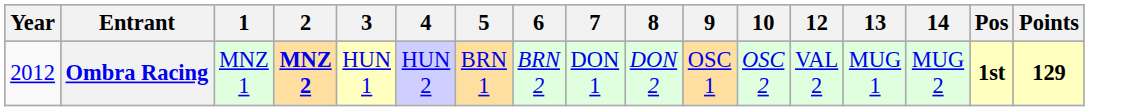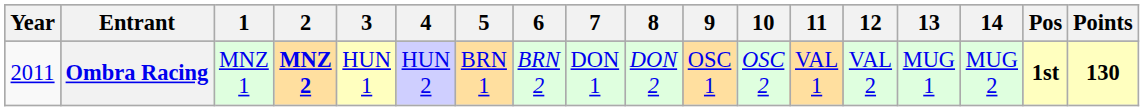+ column: (817, 22)
(33, 72) 2012 -> (33, 72) 2011
(1049, 72) 129 -> (1103, 72) 130
